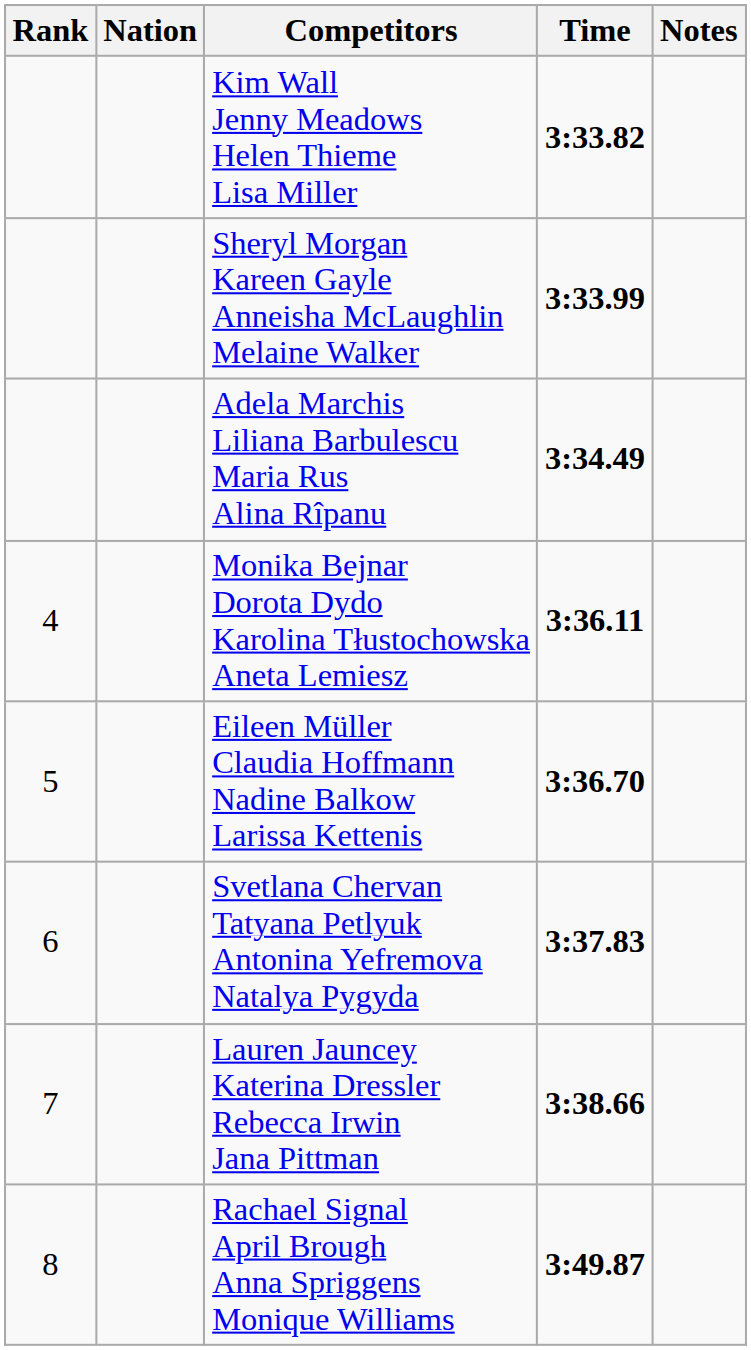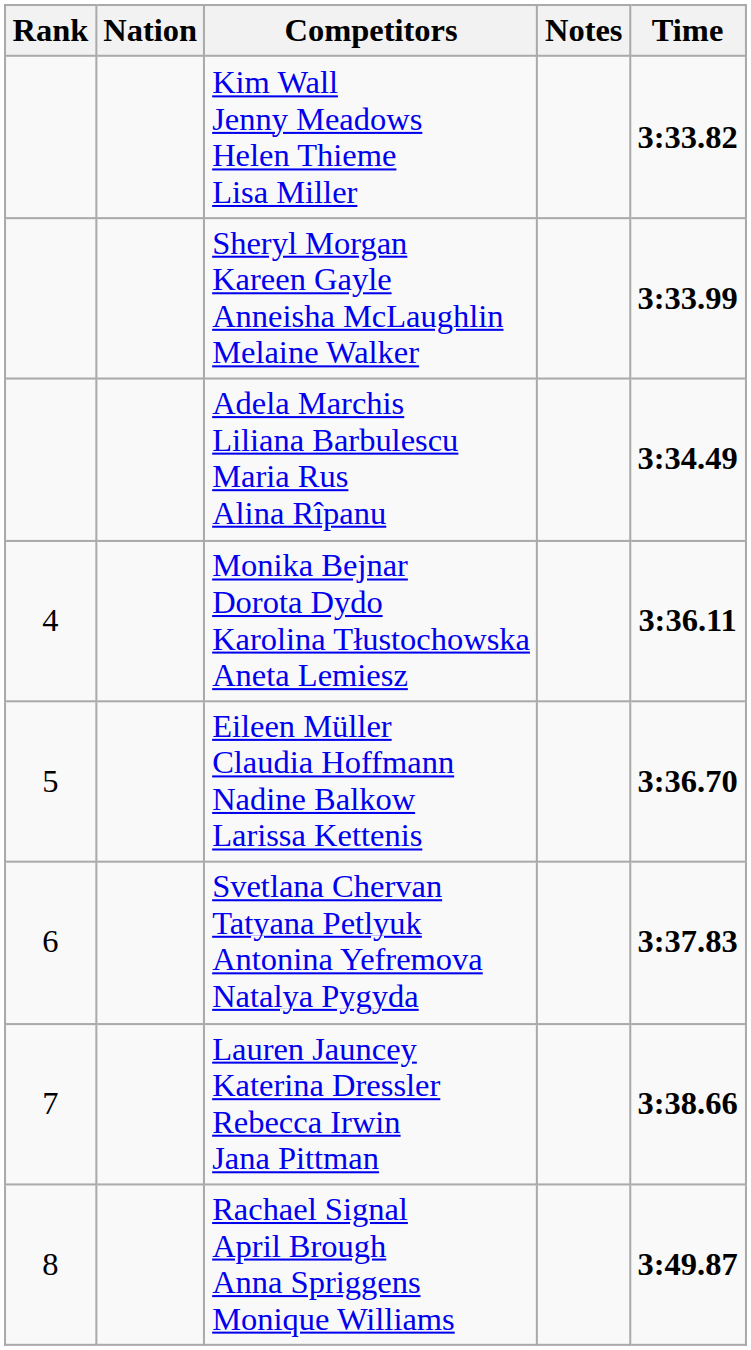columns swapped: (595, 30) <-> (699, 30)
